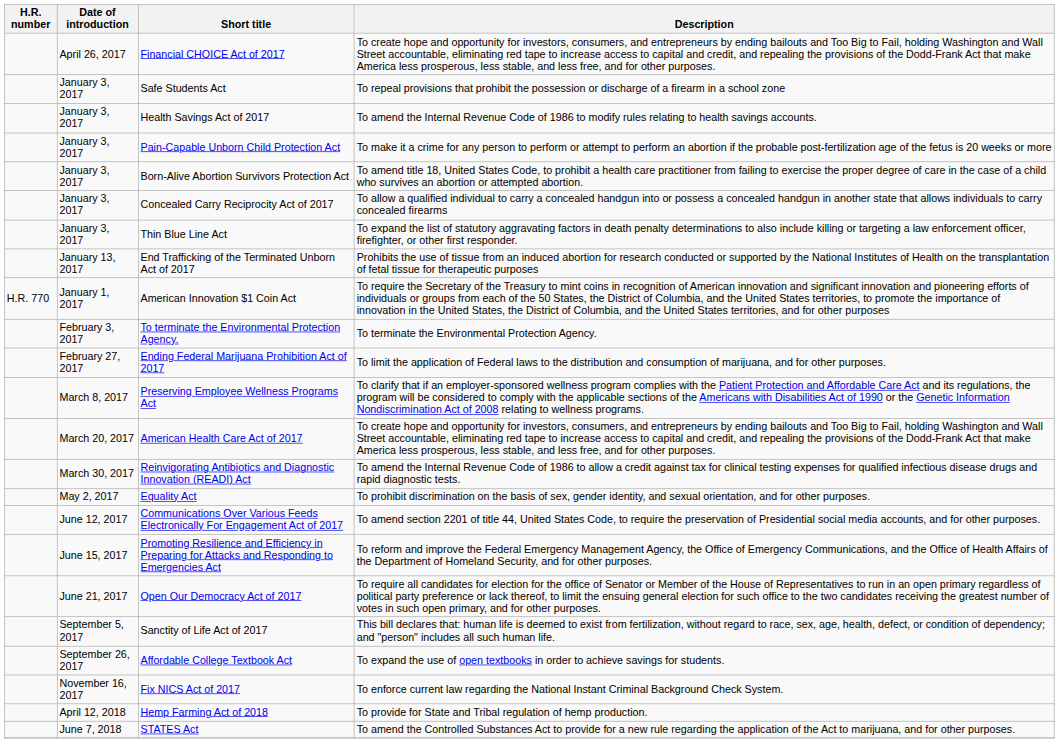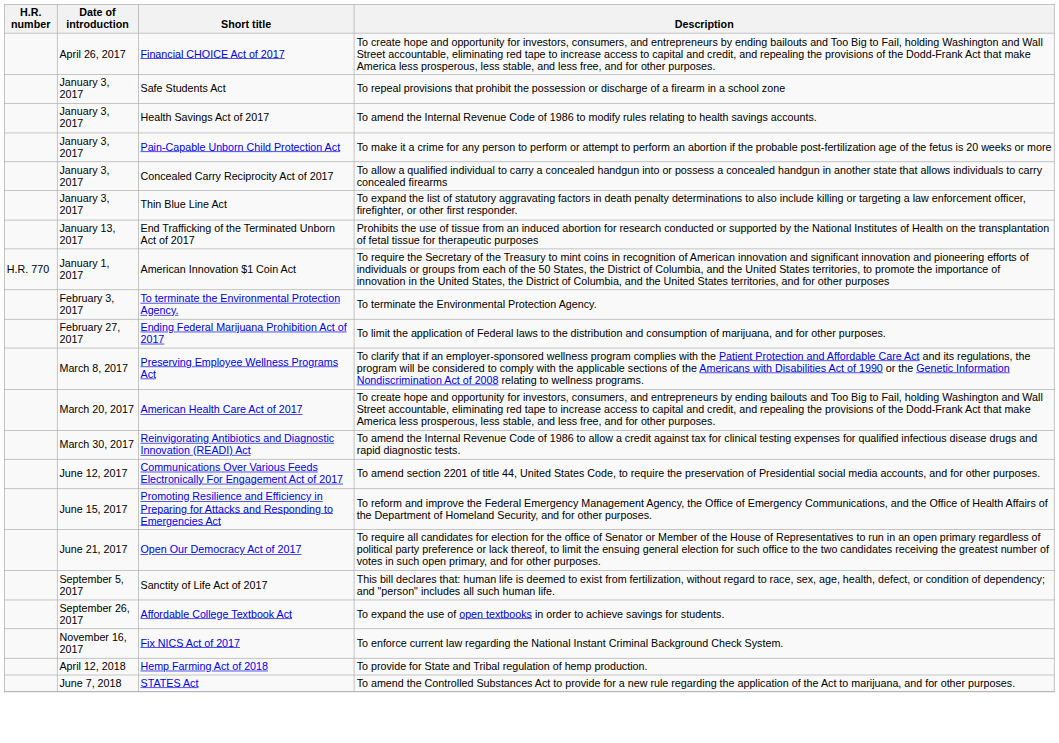- row: (245, 176)
- row: (168, 497)
